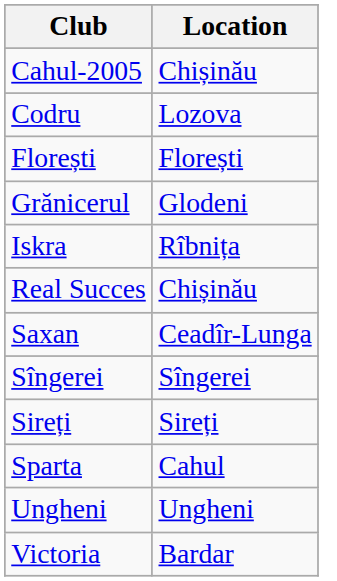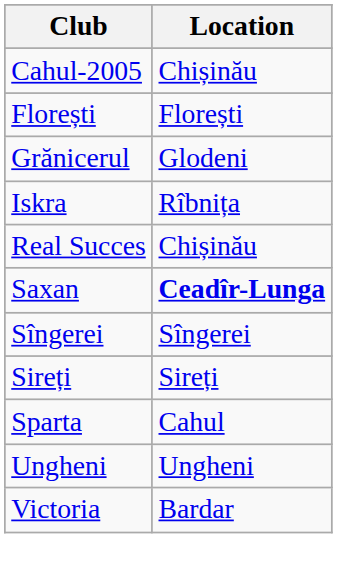- row: (46, 114)
(235, 333) normal -> (242, 289) bold
